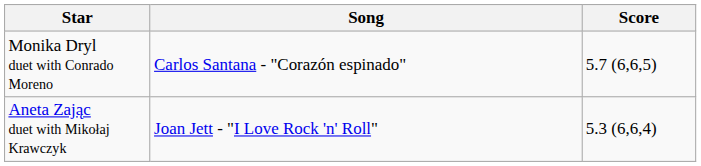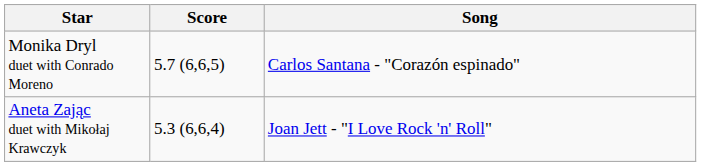columns swapped: (639, 17) <-> (366, 17)
